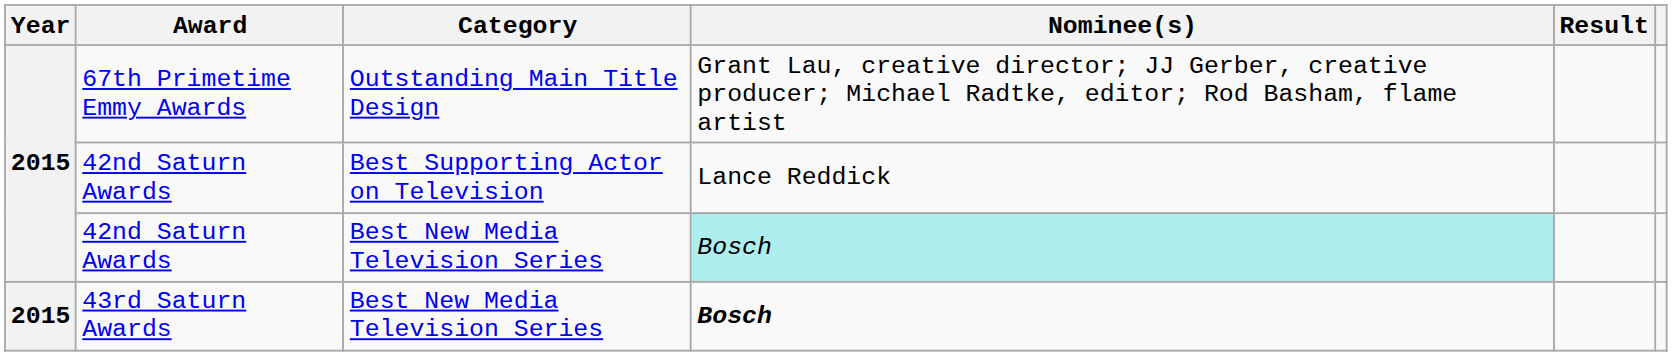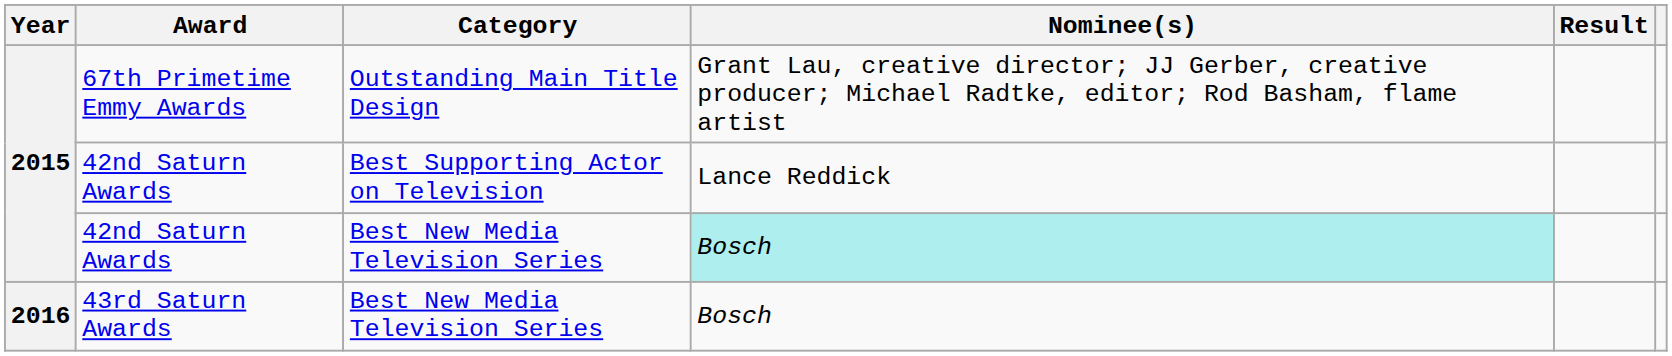(41, 316) 2015 -> (41, 316) 2016
(735, 316) bold -> (735, 316) normal
